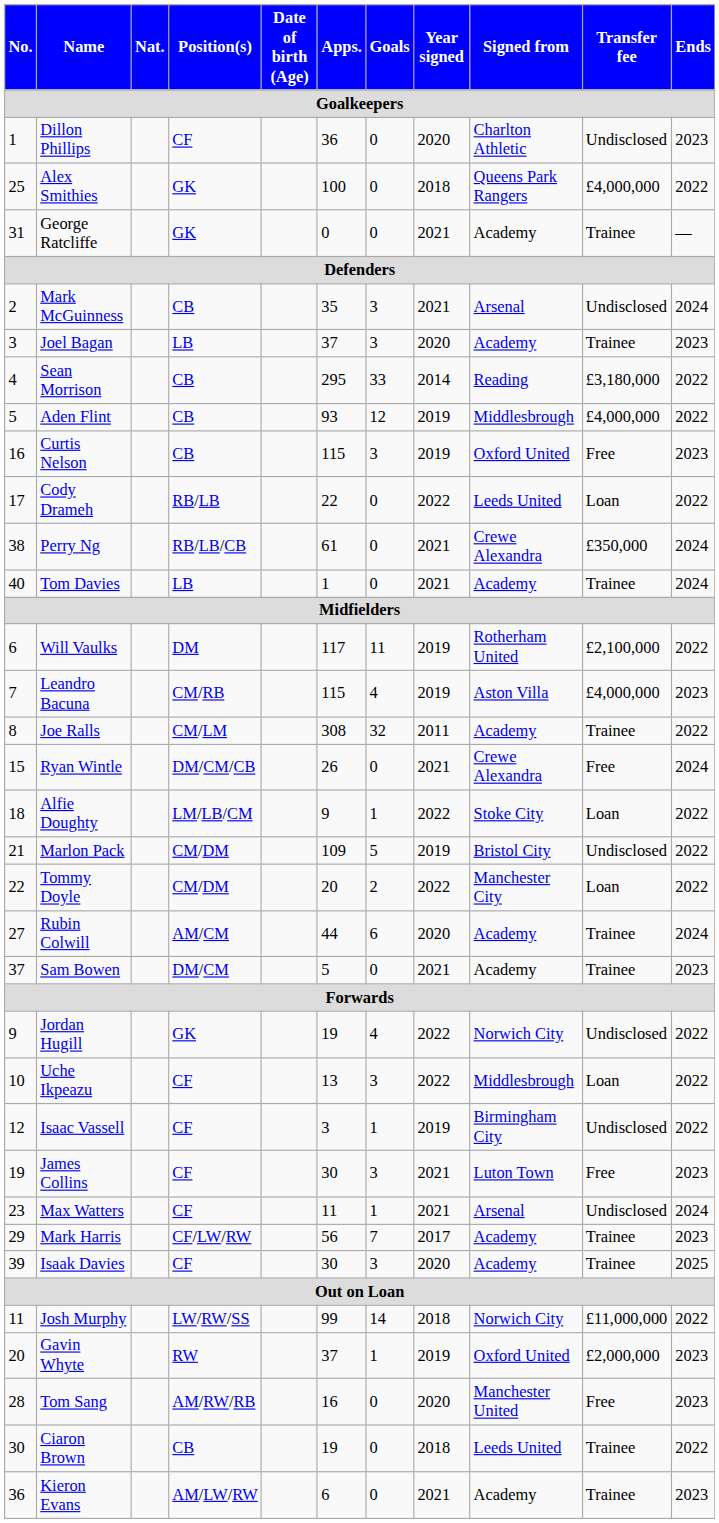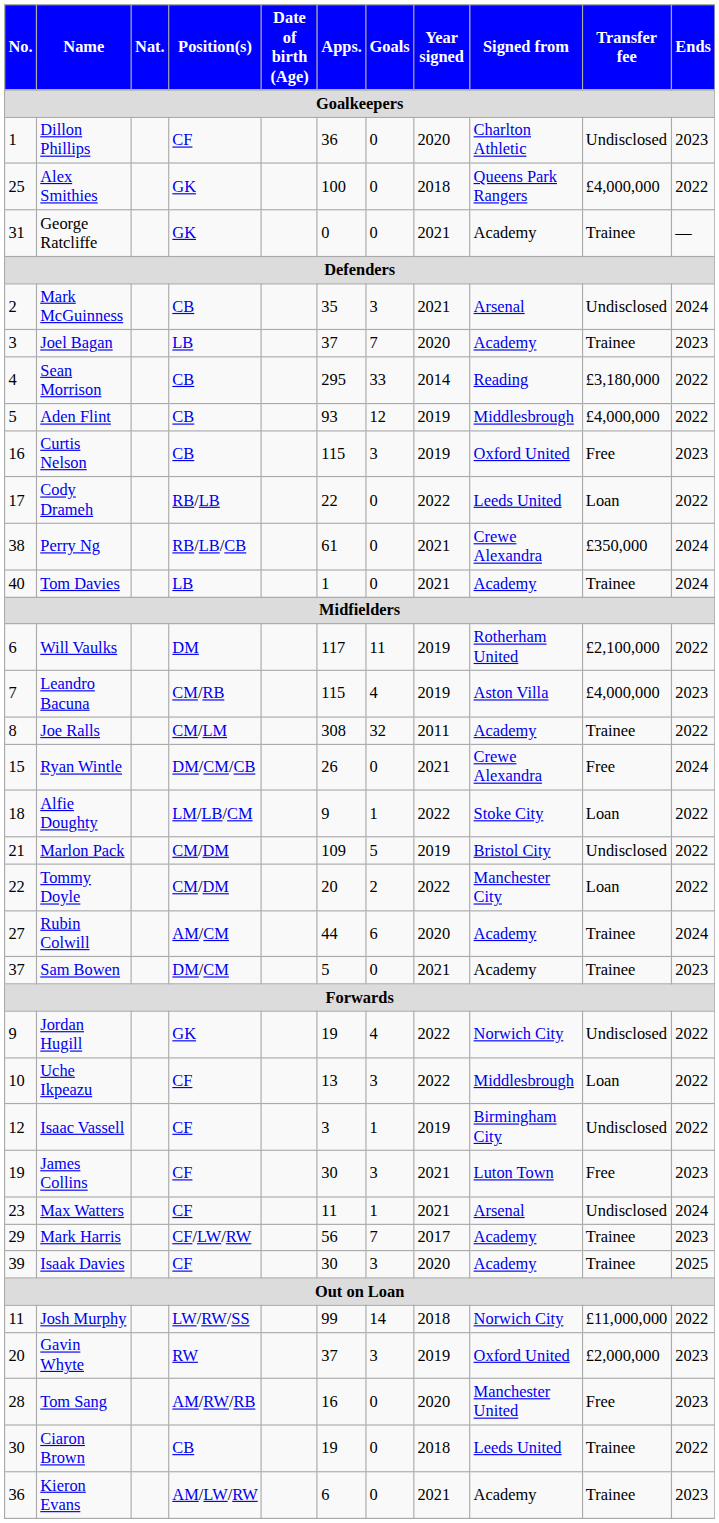(374, 343) 3 -> (374, 343) 7
(374, 1355) 1 -> (374, 1355) 3
